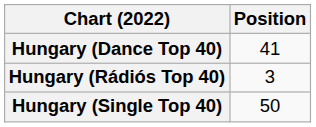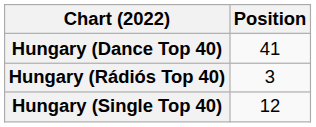(270, 106) 50 -> (270, 106) 12
